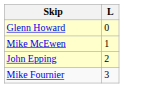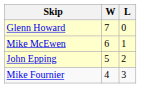+ column: (110, 12)
